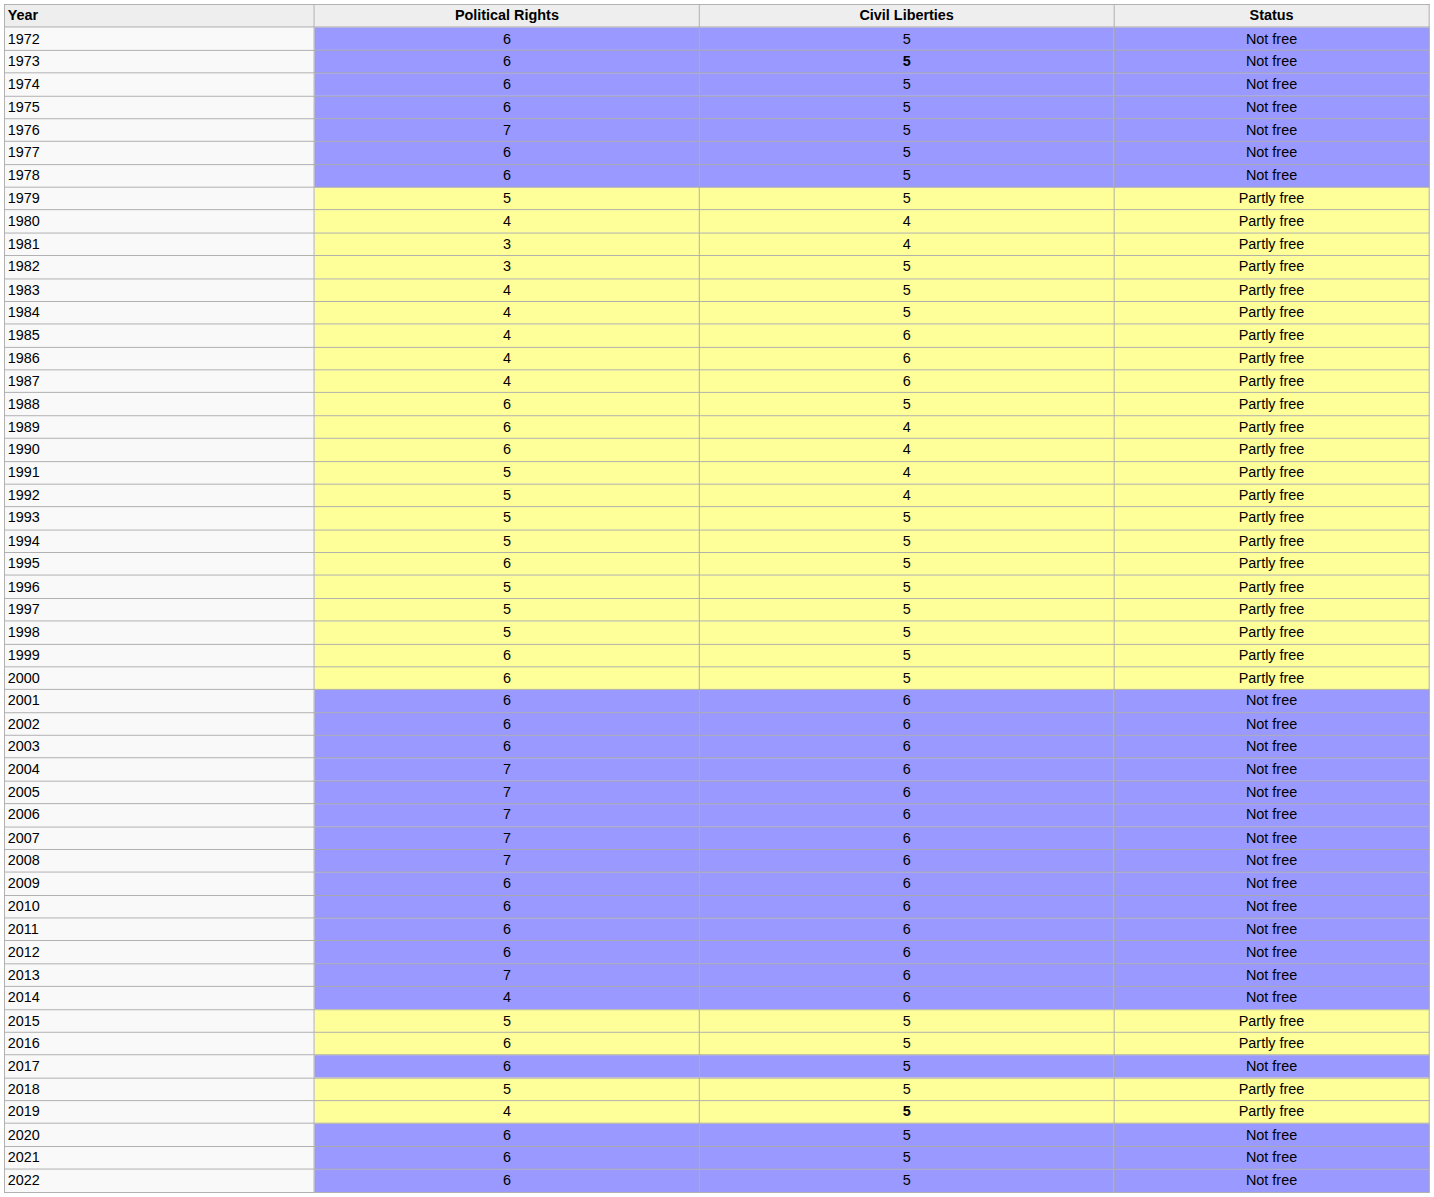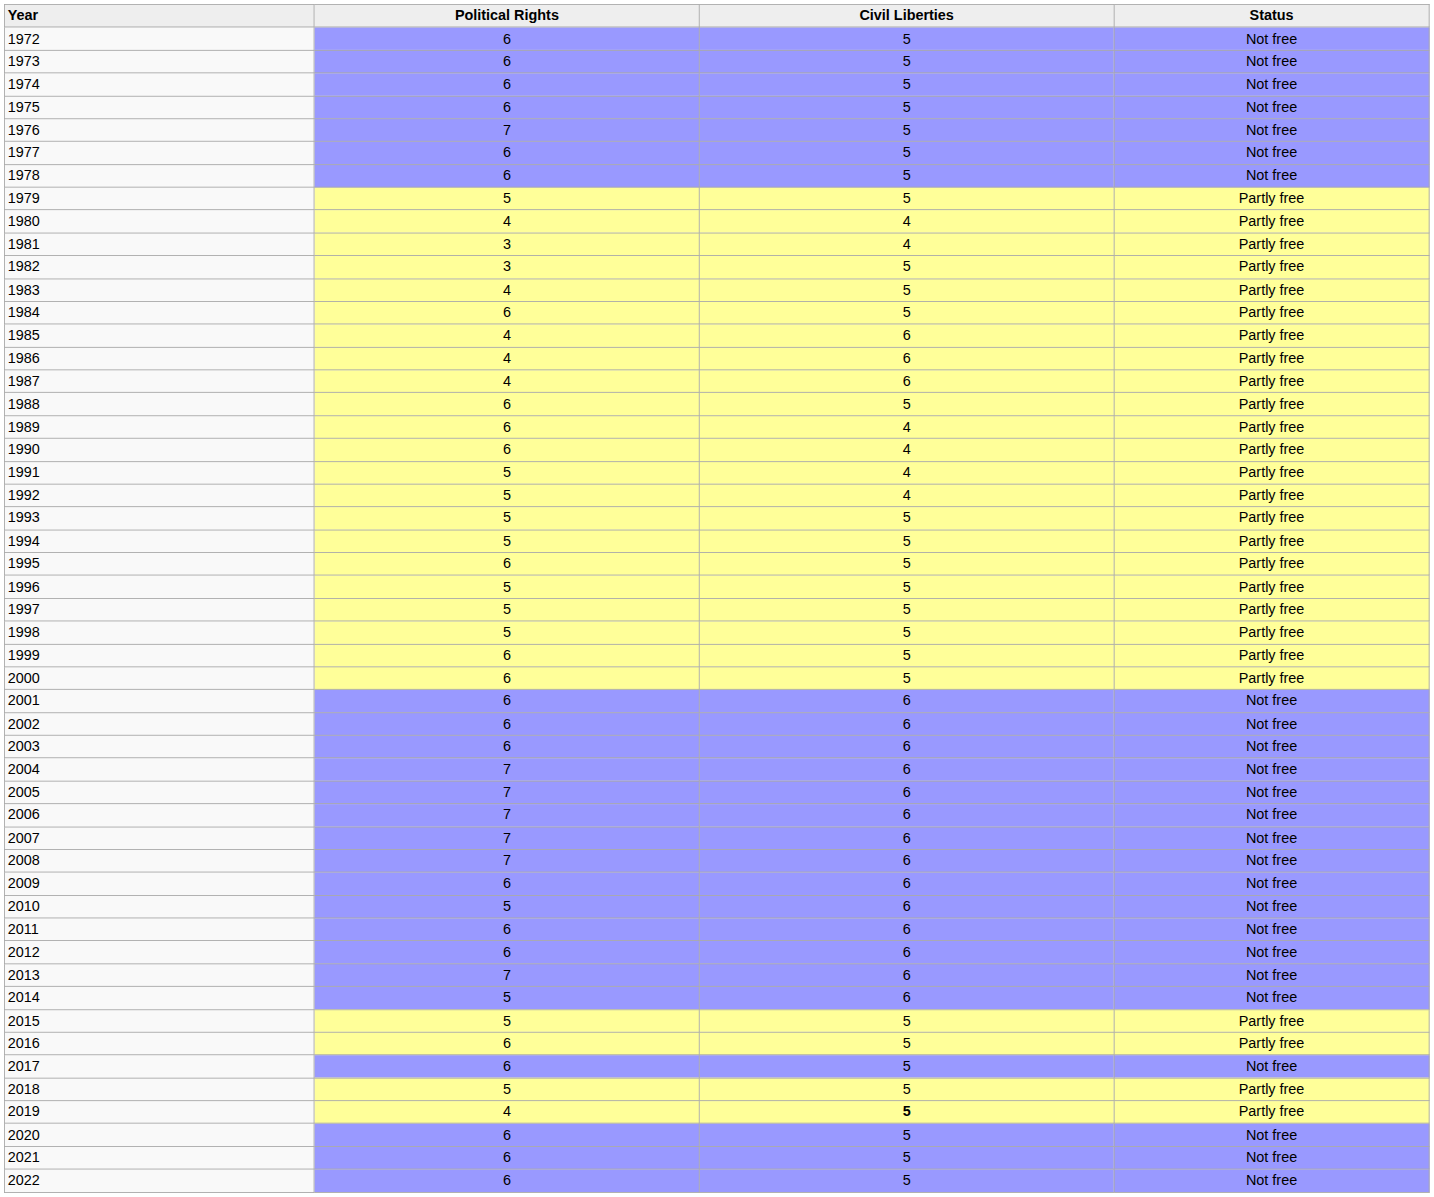(907, 61) bold -> (907, 61) normal
(507, 312) 4 -> (507, 312) 6
(507, 906) 6 -> (507, 906) 5
(507, 997) 4 -> (507, 997) 5
